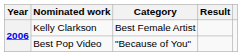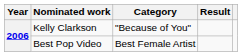(155, 28) Best Female Artist -> (153, 28) "Because of You"
(153, 43) "Because of You" -> (155, 43) Best Female Artist
